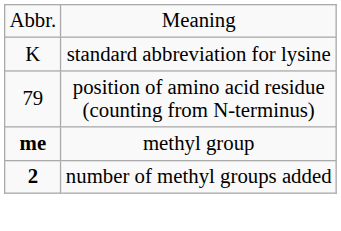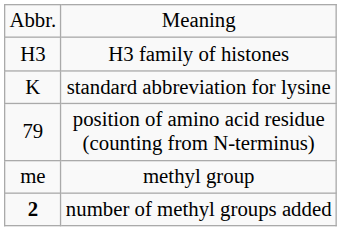+ row: (199, 53)
(33, 143) bold -> (33, 176) normal
